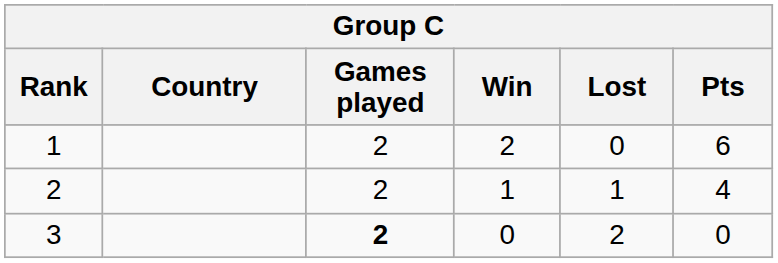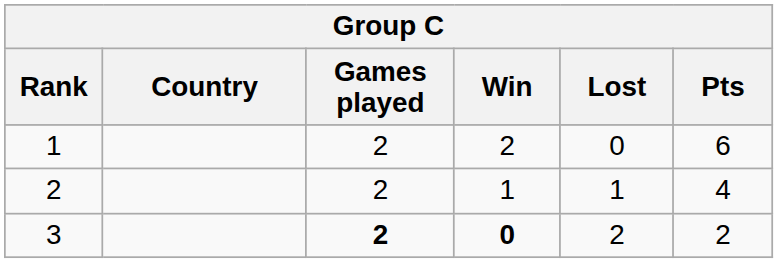(507, 234) normal -> (507, 234) bold
(723, 234) 0 -> (723, 234) 2
